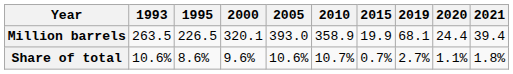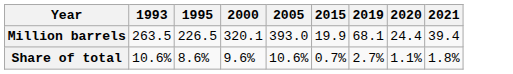- column: (334, 15)
